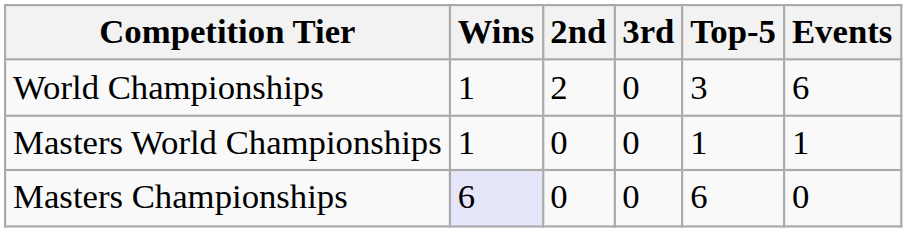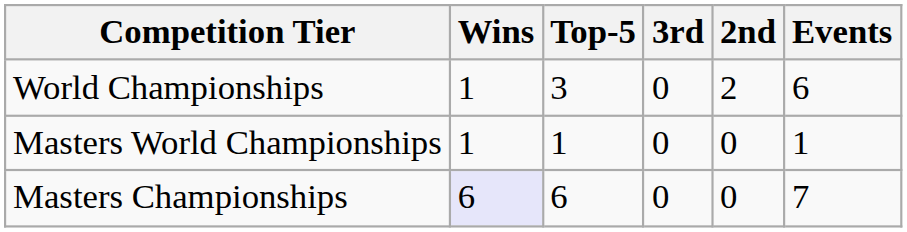columns swapped: (578, 32) <-> (733, 32)
(801, 197) 0 -> (801, 197) 7
